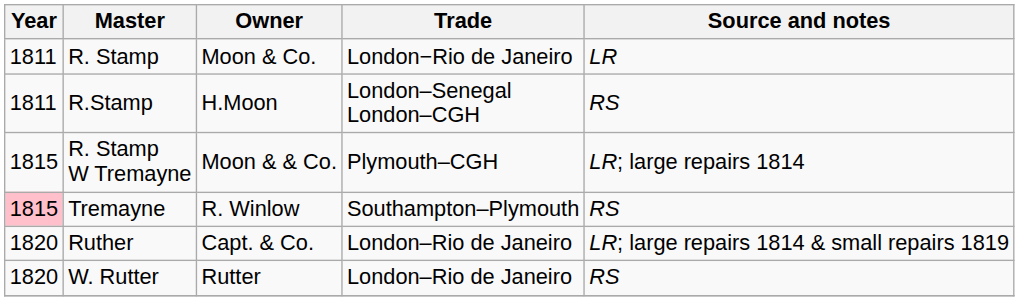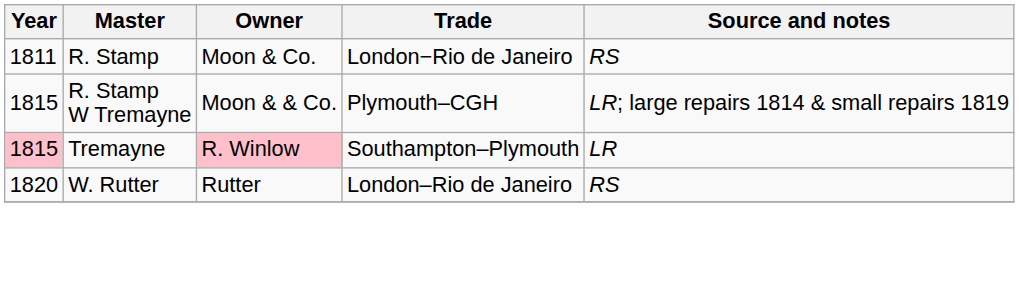(603, 56) LR -> (604, 56) RS
- row: (110, 103)
(697, 162) LR; large repairs 1814 -> (799, 103) LR; large repairs 1814 & small repairs 1819
(250, 208) no background -> (250, 149) pink background
(604, 208) RS -> (603, 149) LR
- row: (101, 243)
